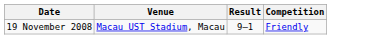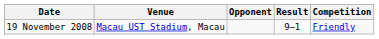+ column: (250, 12)
